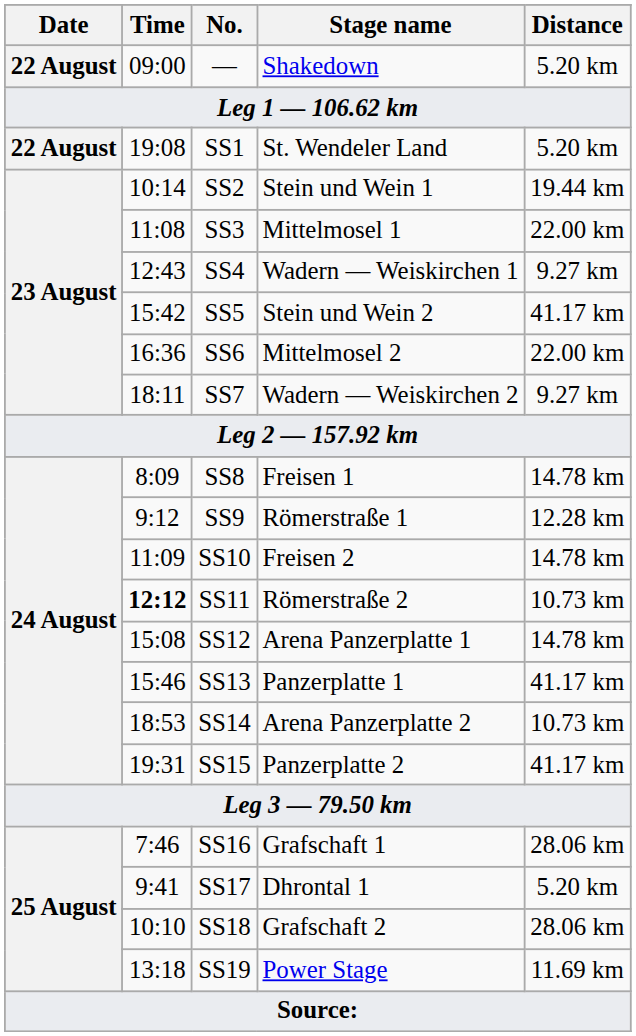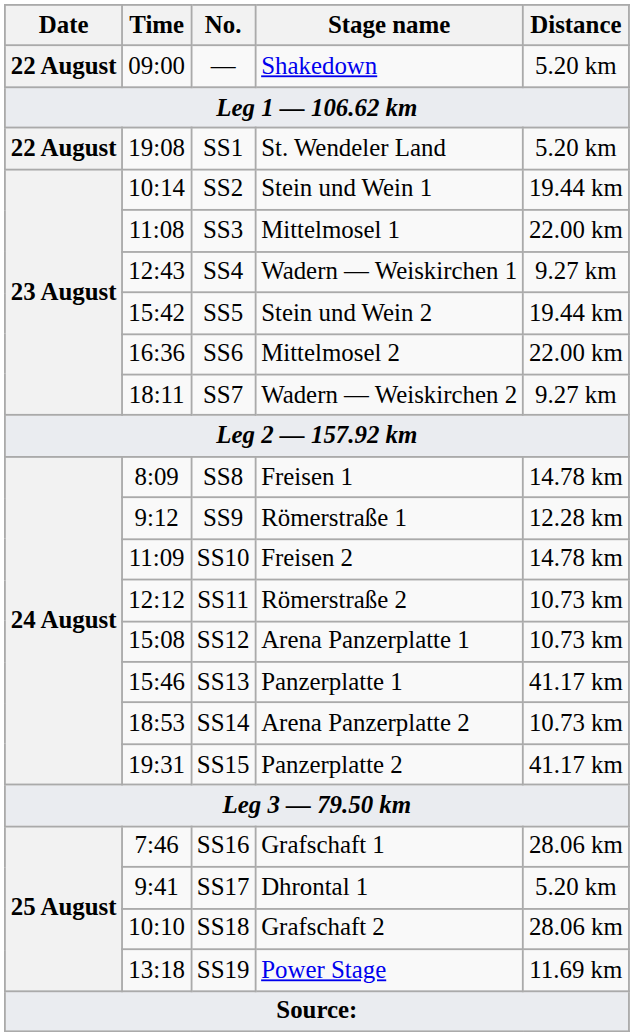(577, 312) 41.17 km -> (576, 312) 19.44 km
(157, 599) bold -> (157, 599) normal
(577, 640) 14.78 km -> (576, 640) 10.73 km
